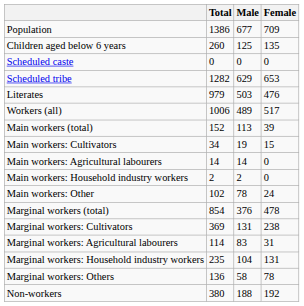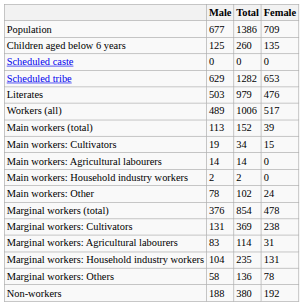columns swapped: (220, 12) <-> (248, 12)
